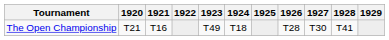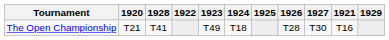columns swapped: (159, 12) <-> (344, 12)
